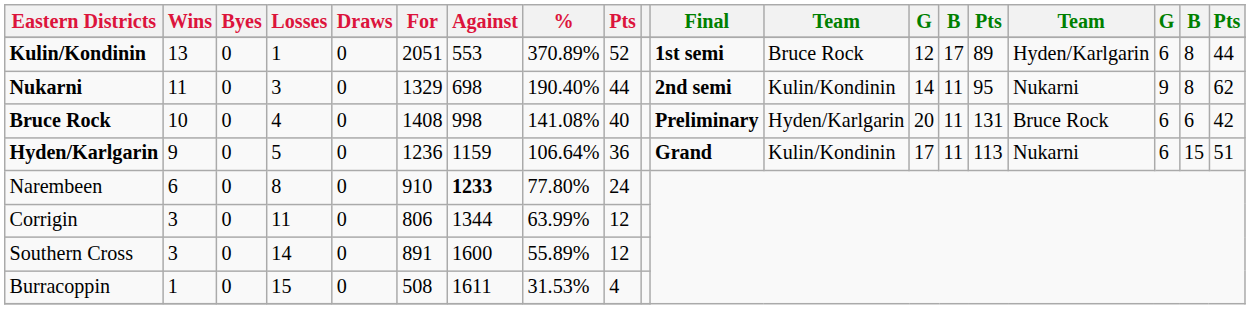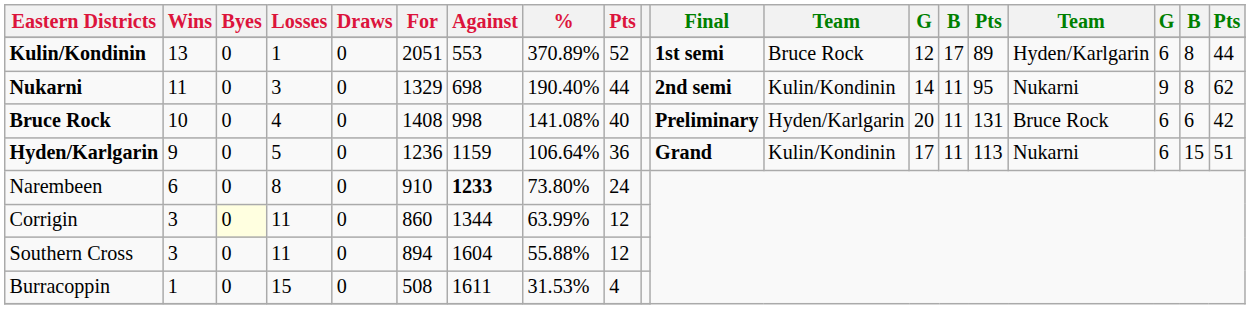(559, 186) 77.80% -> (559, 186) 73.80%
(227, 219) no background -> (227, 219) lightyellow background
(417, 219) 806 -> (417, 219) 860
(281, 253) 14 -> (281, 253) 11
(417, 253) 891 -> (417, 253) 894
(472, 253) 1600 -> (472, 253) 1604
(559, 253) 55.89% -> (559, 253) 55.88%
